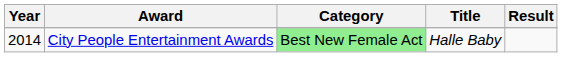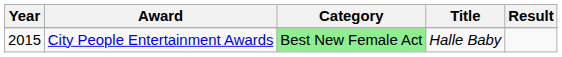(24, 39) 2014 -> (24, 39) 2015
